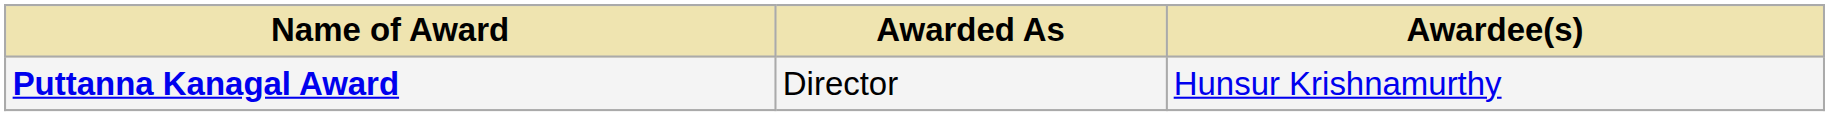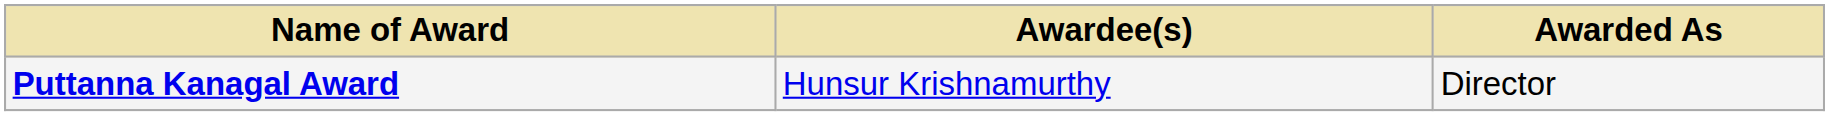columns swapped: (1495, 30) <-> (971, 30)
